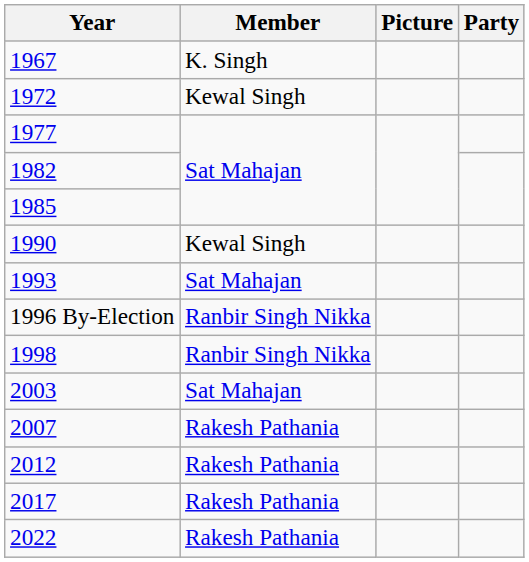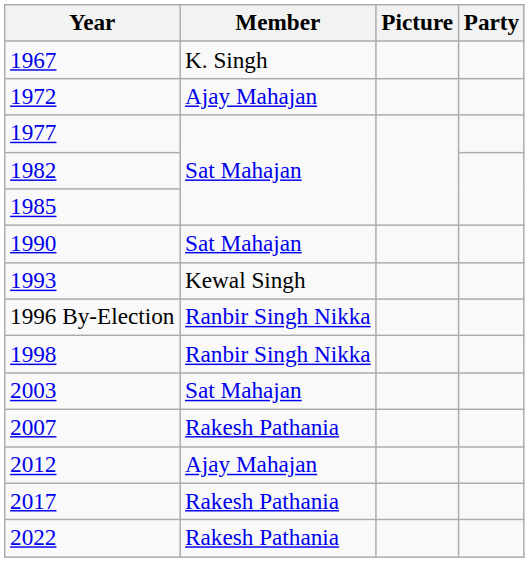(245, 96) Kewal Singh -> (251, 96) Ajay Mahajan
(245, 243) Kewal Singh -> (243, 243) Sat Mahajan
(243, 280) Sat Mahajan -> (245, 280) Kewal Singh
(262, 464) Rakesh Pathania -> (251, 464) Ajay Mahajan
